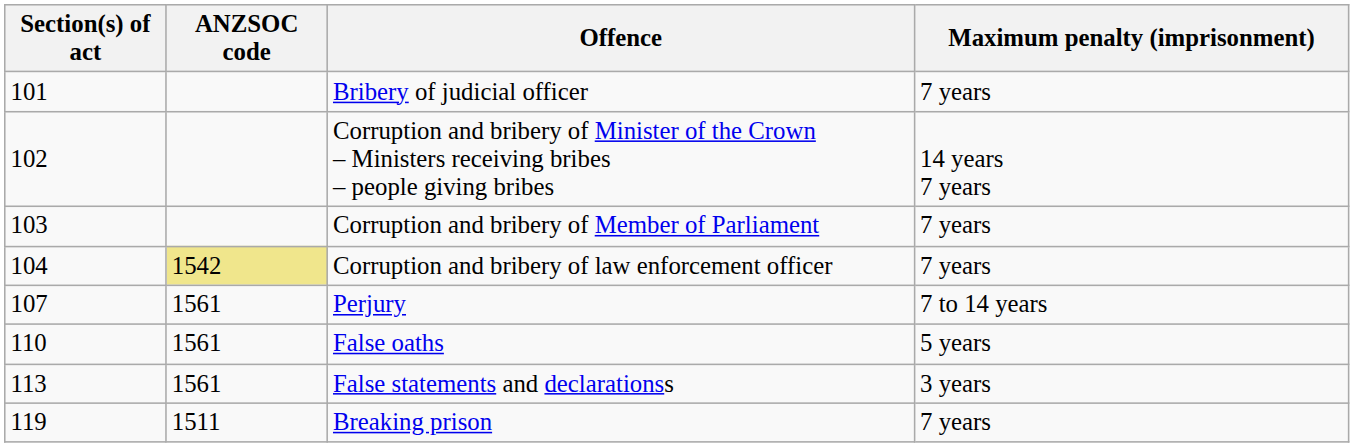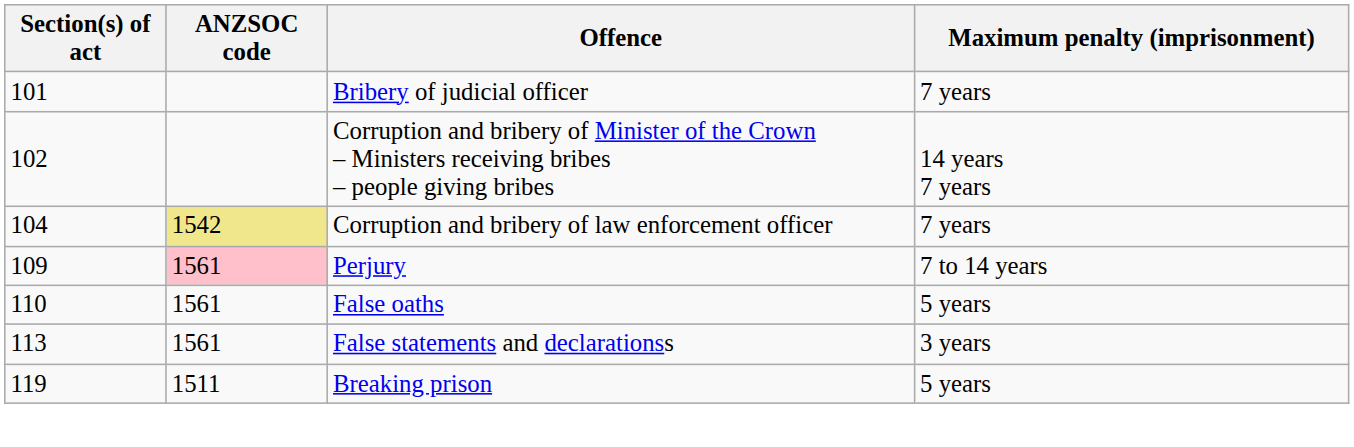- row: (576, 225)
(29, 304) 107 -> (29, 265) 109
(197, 304) no background -> (197, 265) pink background
(956, 422) 7 years -> (956, 383) 5 years
